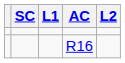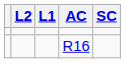columns swapped: (108, 16) <-> (25, 16)
